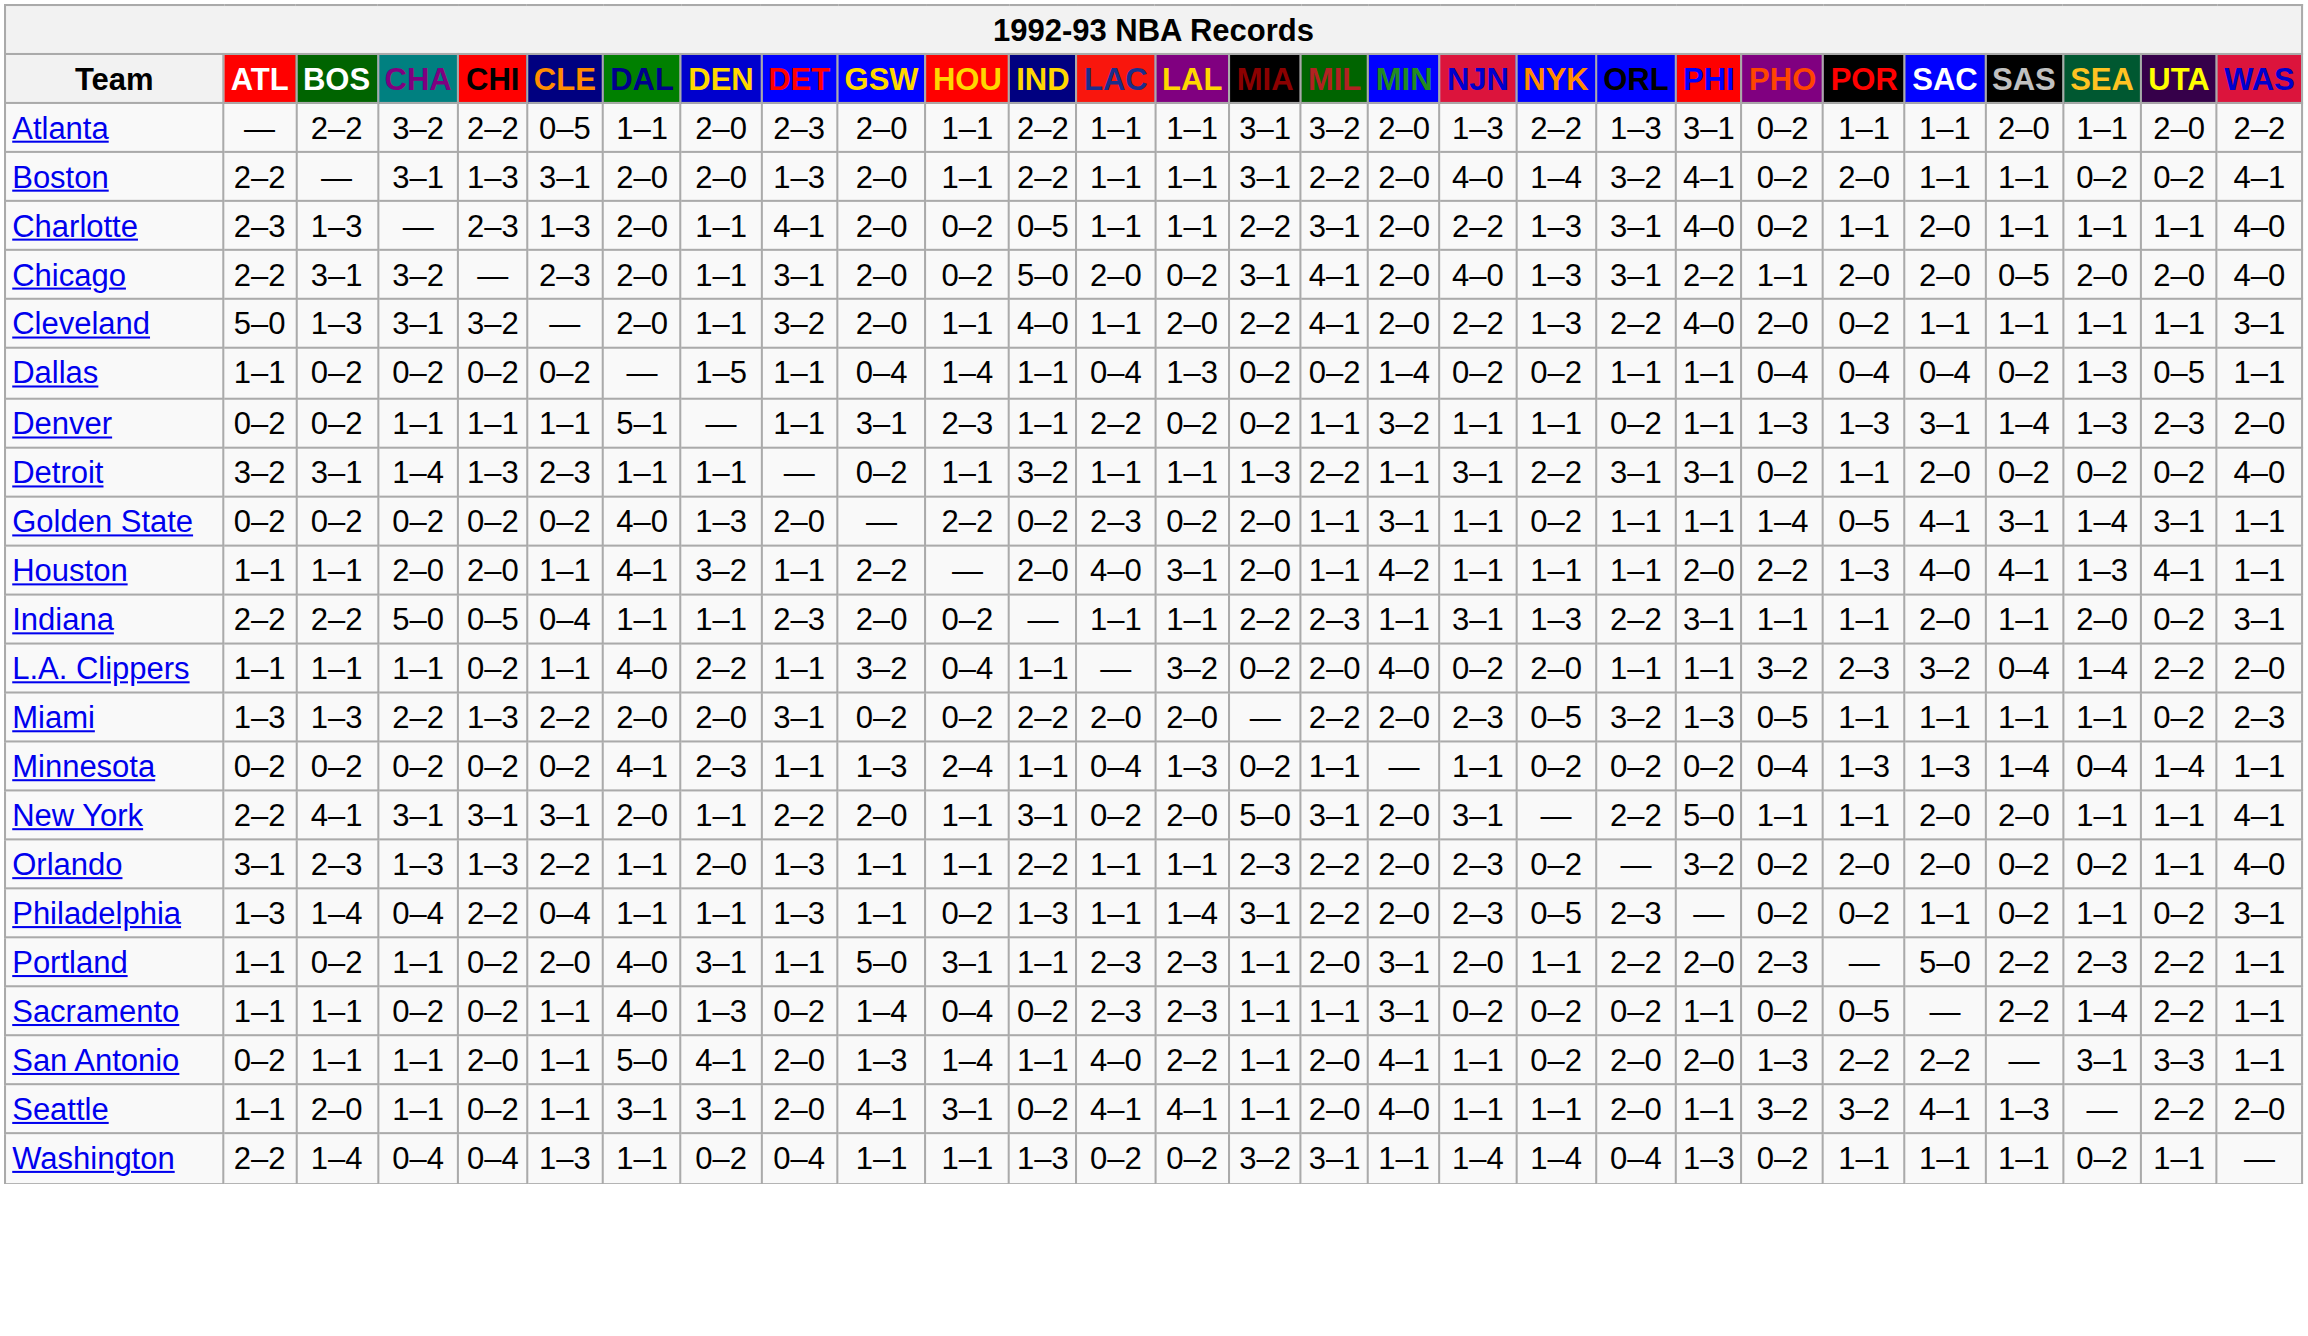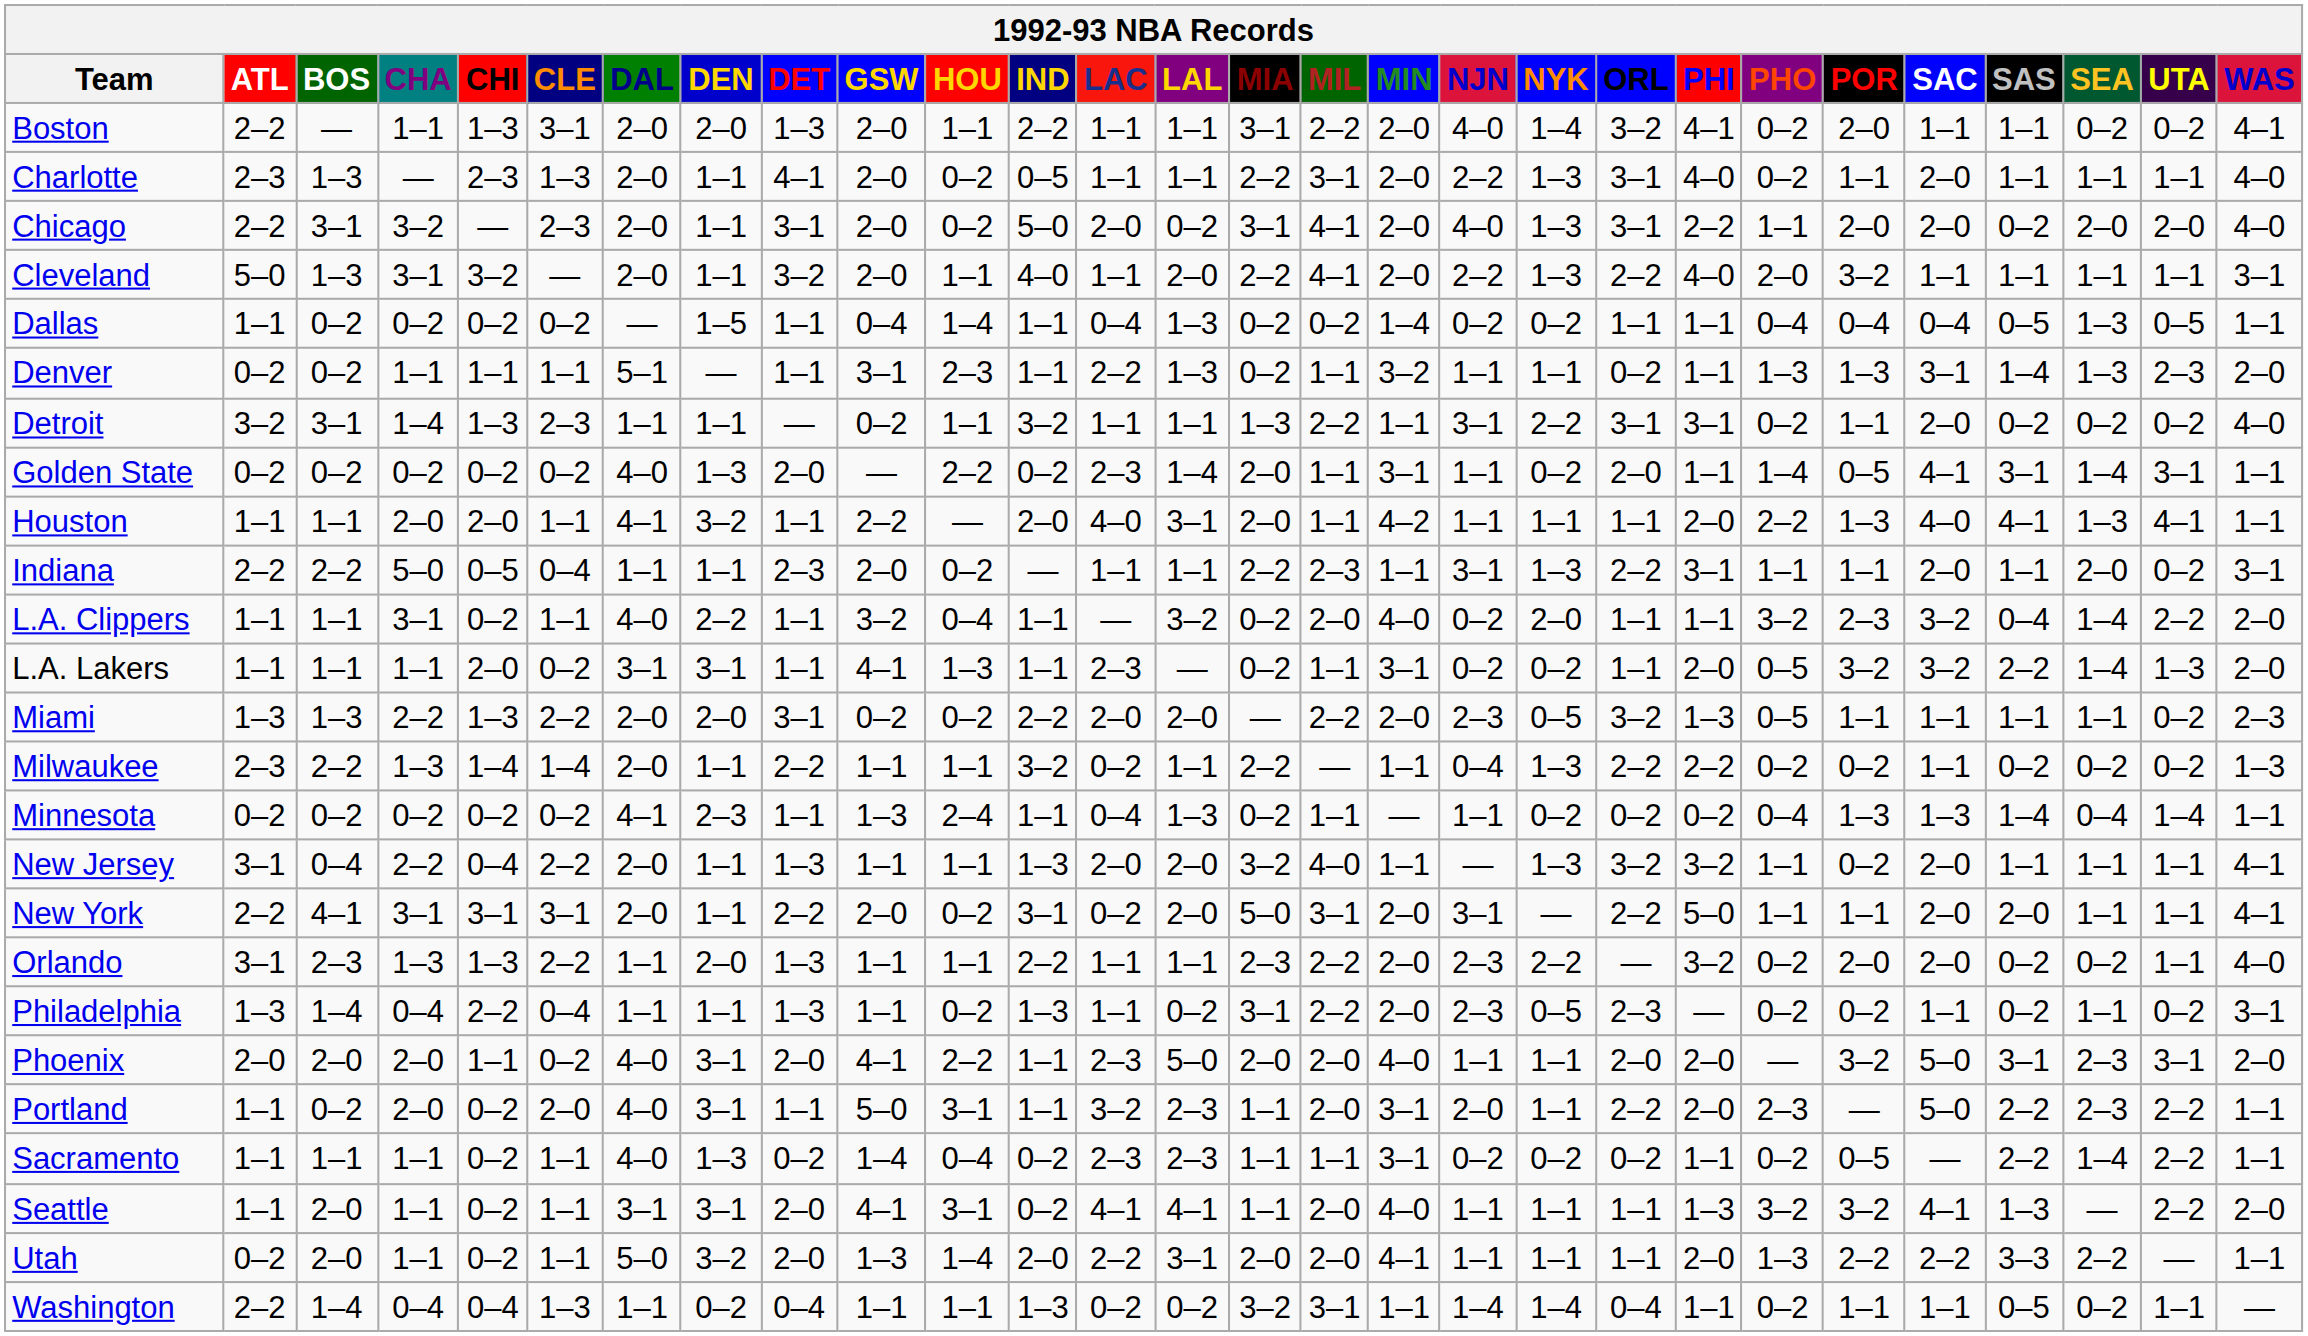- row: (60, 128)
(418, 177) 3–1 -> (418, 128) 1–1
(2024, 275) 0–5 -> (2024, 226) 0–2
(1864, 324) 0–2 -> (1864, 275) 3–2
(2024, 373) 0–2 -> (2024, 324) 0–5
(1192, 422) 0–2 -> (1192, 373) 1–3
(1192, 521) 0–2 -> (1192, 472) 1–4
(1636, 521) 1–1 -> (1636, 472) 2–0
(418, 668) 1–1 -> (418, 619) 3–1
+ row: (91, 668)
+ row: (85, 766)
+ row: (93, 864)
(967, 815) 1–1 -> (967, 913) 0–2
(1556, 864) 0–2 -> (1556, 962) 2–2
(1192, 913) 1–4 -> (1192, 1012) 0–2
+ row: (68, 1061)
(418, 962) 1–1 -> (418, 1110) 2–0
(1116, 962) 2–3 -> (1116, 1110) 3–2
(418, 1012) 0–2 -> (418, 1159) 1–1
- row: (96, 1061)
(1636, 1110) 2–0 -> (1636, 1208) 1–1
(1709, 1110) 1–1 -> (1709, 1208) 1–3
+ row: (45, 1257)
(1709, 1159) 1–3 -> (1709, 1306) 1–1
(2024, 1159) 1–1 -> (2024, 1306) 0–5
